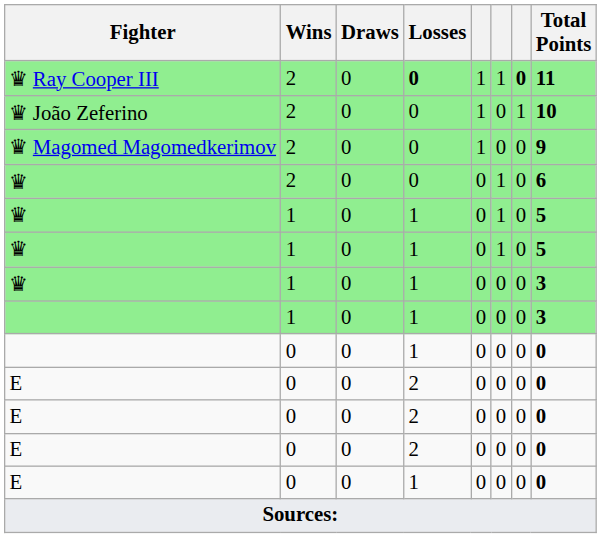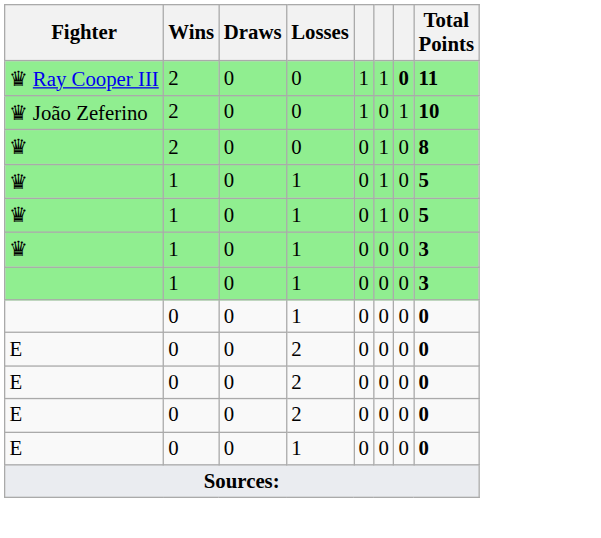(414, 78) bold -> (296, 78) normal
- row: (143, 147)
(541, 180) 6 -> (424, 146) 8
